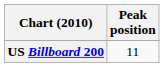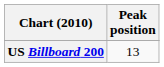(133, 51) 11 -> (133, 51) 13
